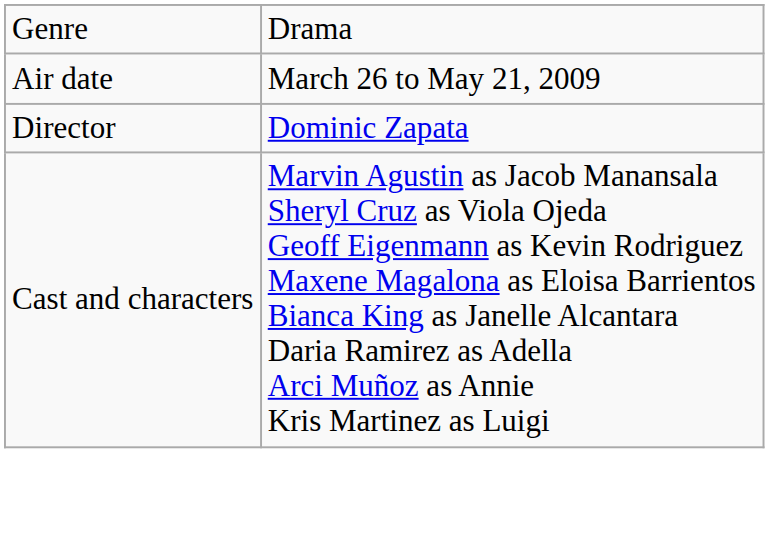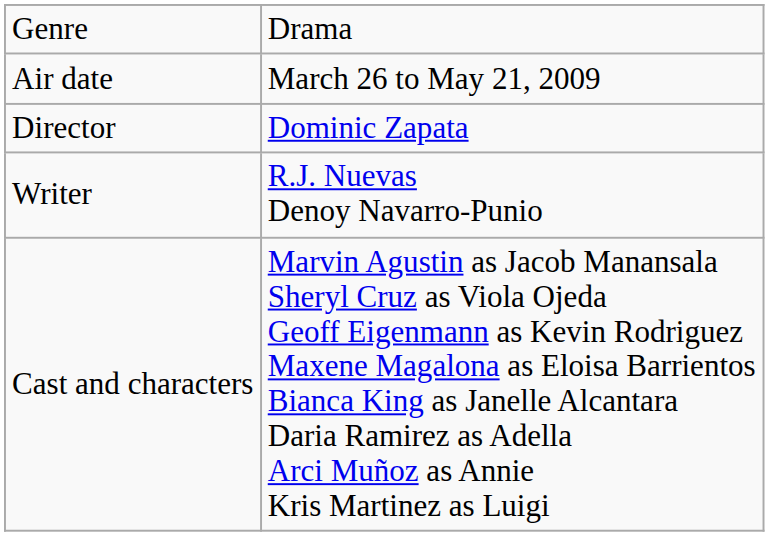+ row: (52, 194)
